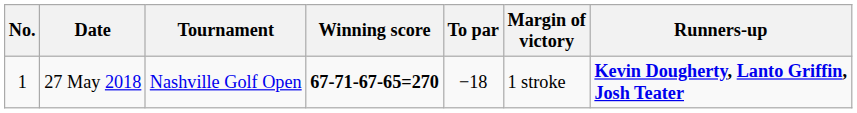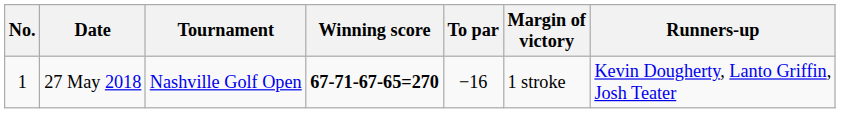(473, 82) −18 -> (473, 82) −16
(721, 82) bold -> (713, 82) normal
